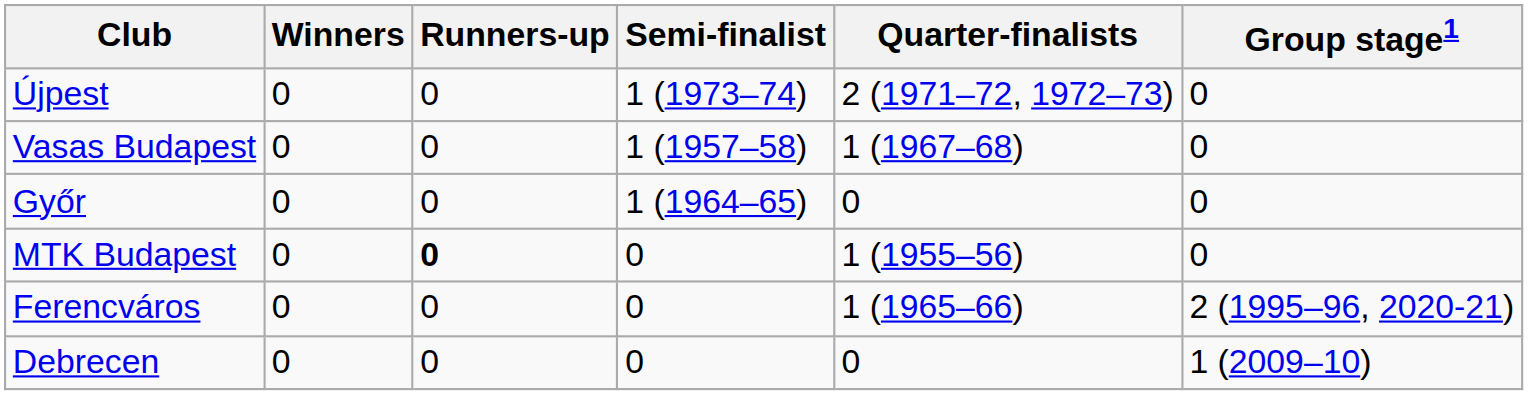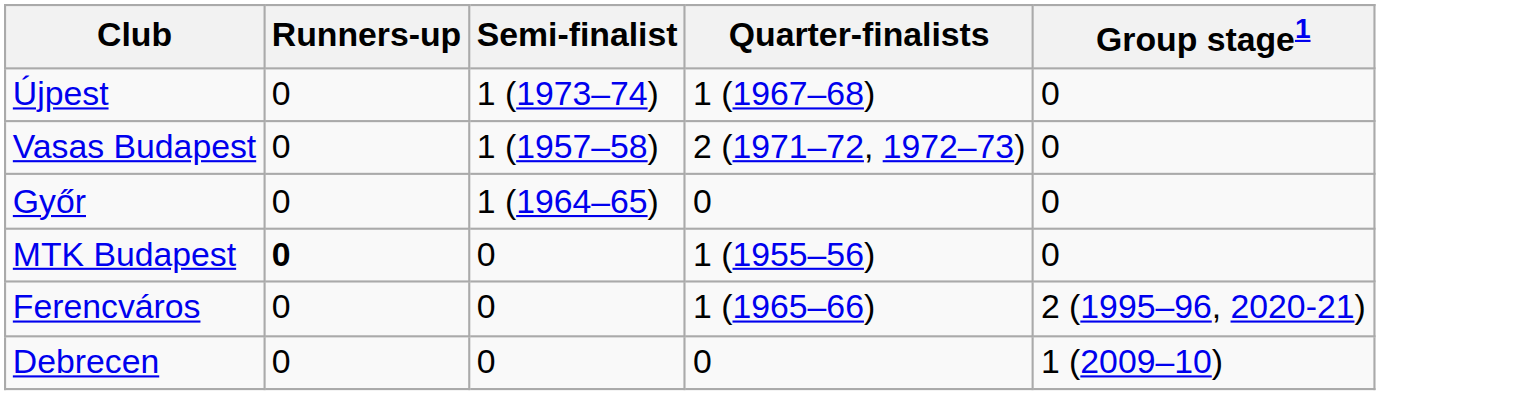- column: (338, 35)
(1008, 93) 2 (1971–72, 1972–73) -> (784, 93) 1 (1967–68)
(933, 147) 1 (1967–68) -> (859, 147) 2 (1971–72, 1972–73)
